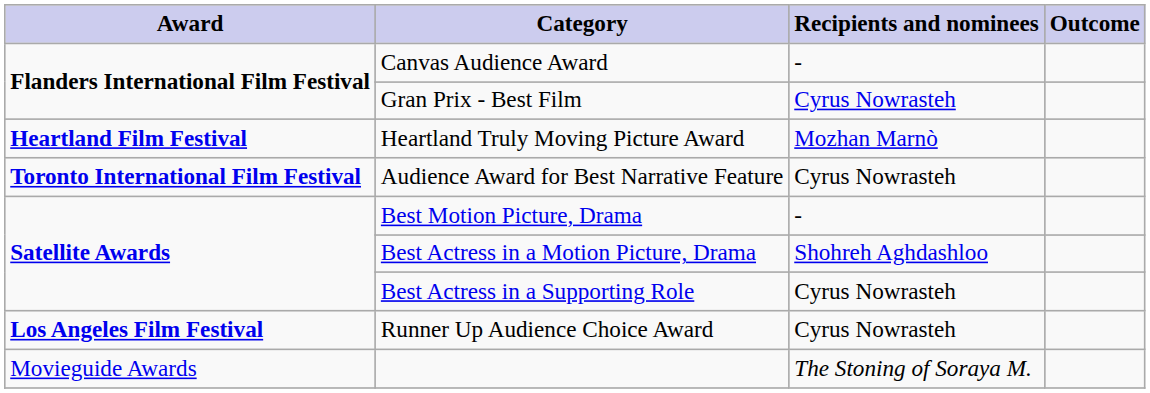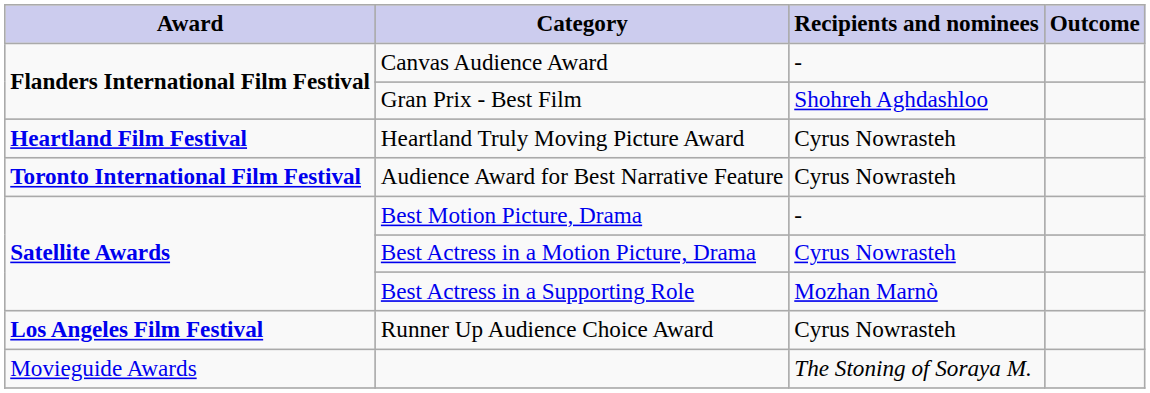(875, 100) Cyrus Nowrasteh -> (891, 100) Shohreh Aghdashloo
(866, 138) Mozhan Marnò -> (875, 138) Cyrus Nowrasteh
(891, 253) Shohreh Aghdashloo -> (875, 253) Cyrus Nowrasteh
(875, 291) Cyrus Nowrasteh -> (866, 291) Mozhan Marnò
